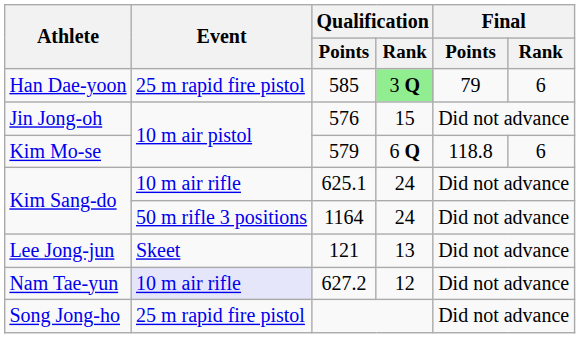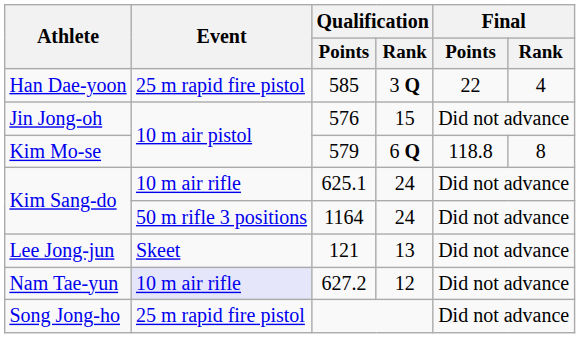(405, 85) lightgreen background -> (405, 85) no background
(471, 85) 79 -> (471, 85) 22
(541, 85) 6 -> (541, 85) 4
(541, 151) 6 -> (541, 151) 8
